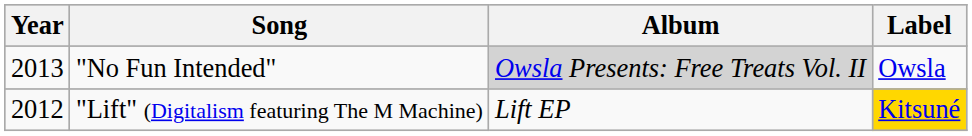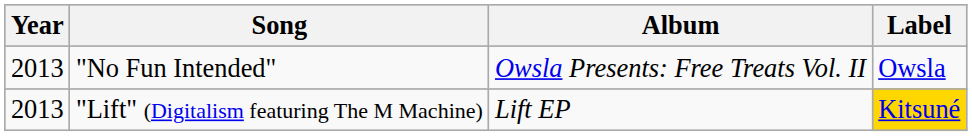(681, 67) lightgrey background -> (681, 67) no background
(37, 109) 2012 -> (37, 109) 2013
